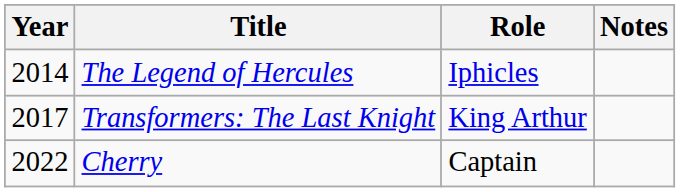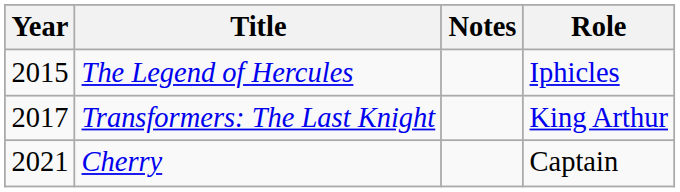columns swapped: (518, 27) <-> (634, 27)
(40, 72) 2014 -> (40, 72) 2015
(40, 162) 2022 -> (40, 162) 2021
